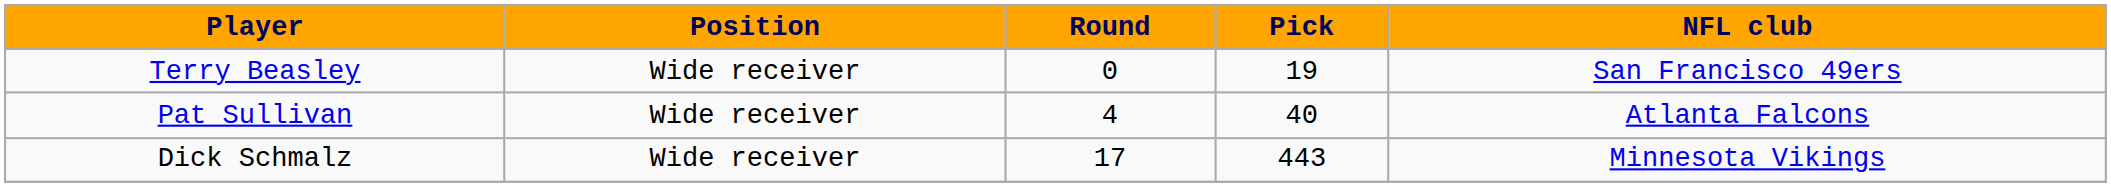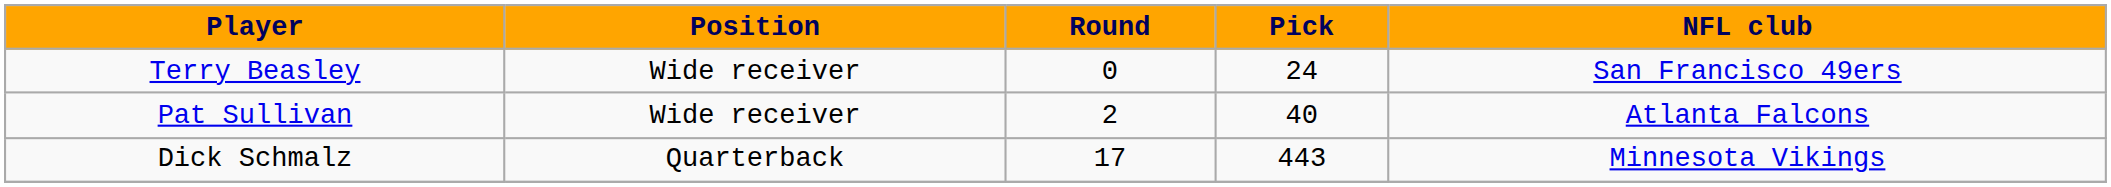(1302, 71) 19 -> (1302, 71) 24
(1110, 115) 4 -> (1110, 115) 2
(755, 159) Wide receiver -> (755, 159) Quarterback
